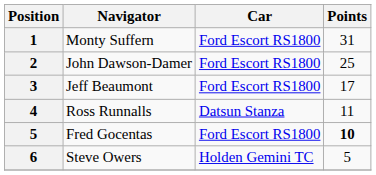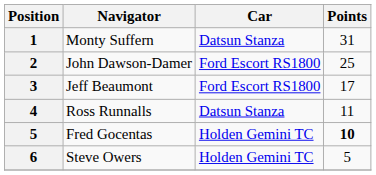(260, 39) Ford Escort RS1800 -> (242, 39) Datsun Stanza
(260, 134) Ford Escort RS1800 -> (256, 134) Holden Gemini TC
